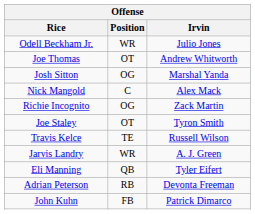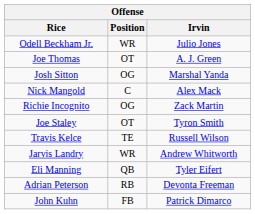(199, 59) Andrew Whitworth -> (199, 59) A. J. Green
(199, 153) A. J. Green -> (199, 153) Andrew Whitworth
